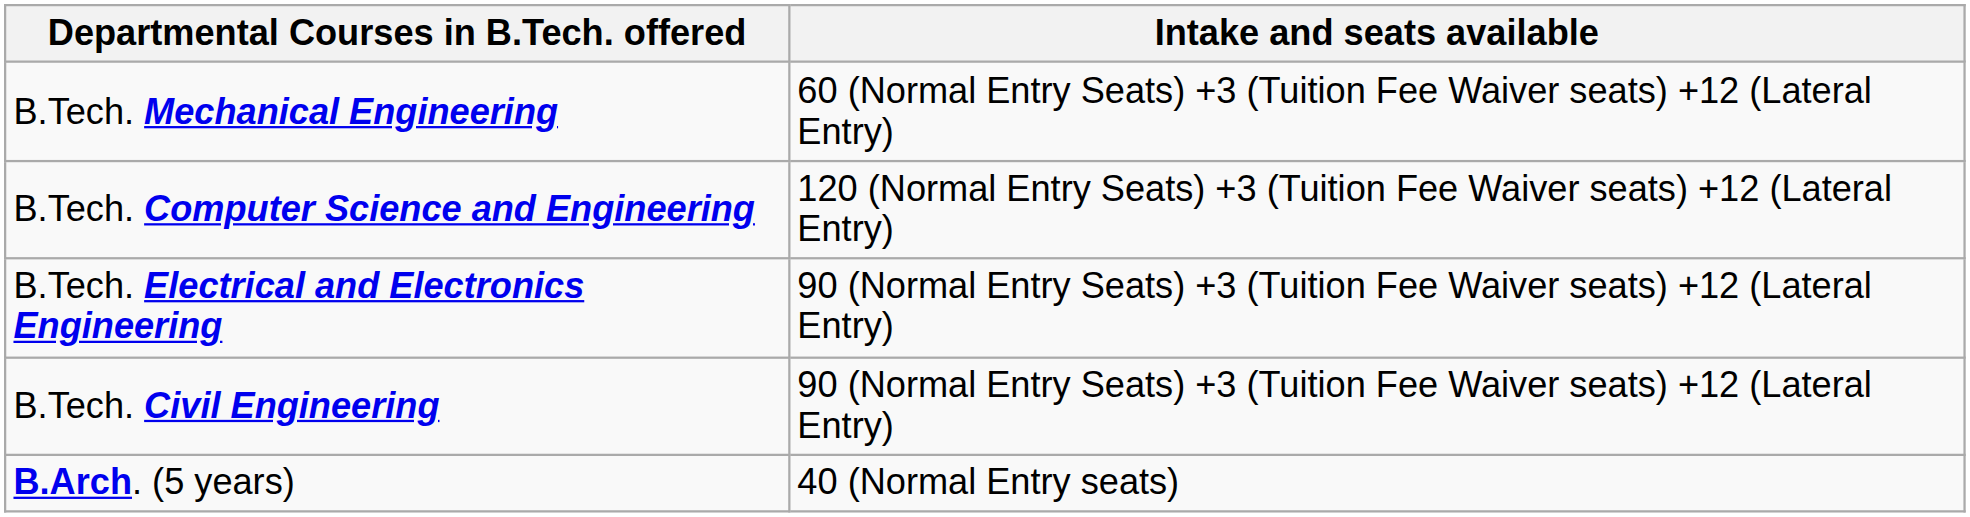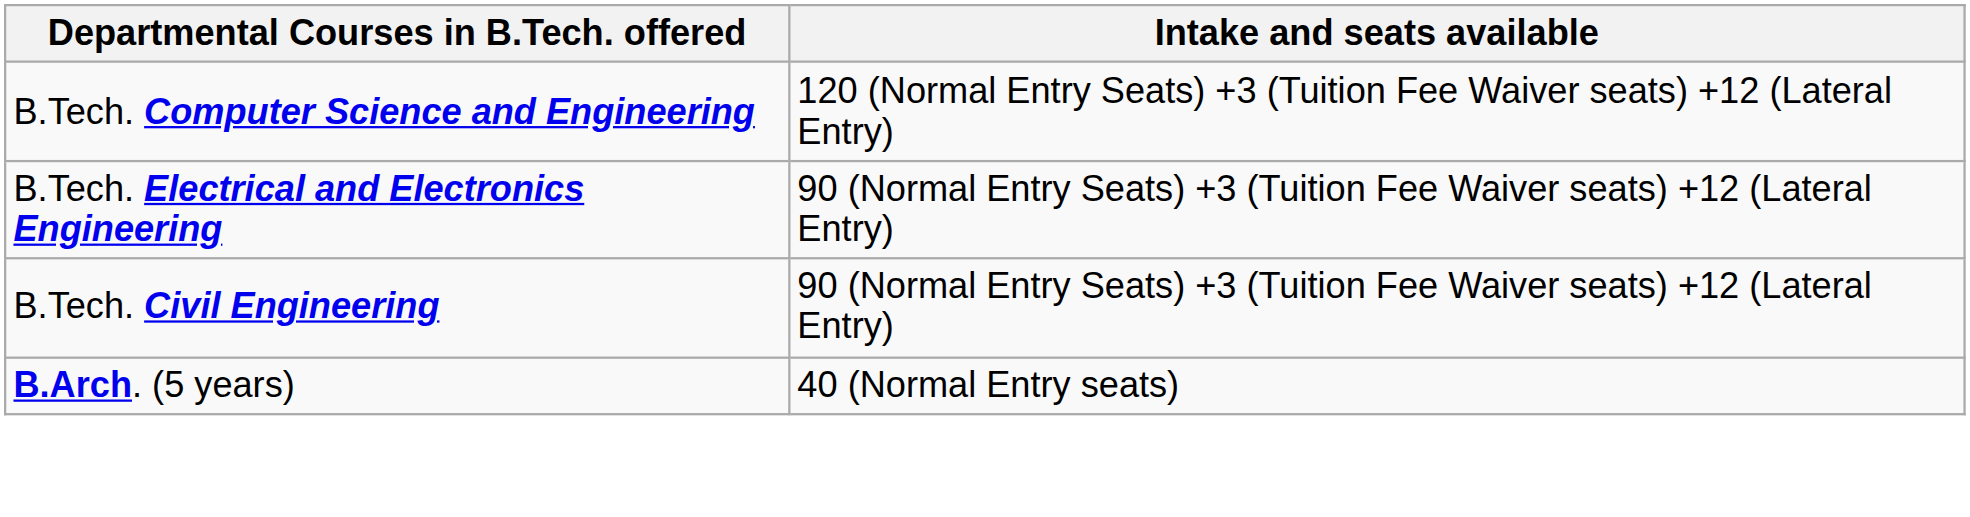- row: (286, 110)
